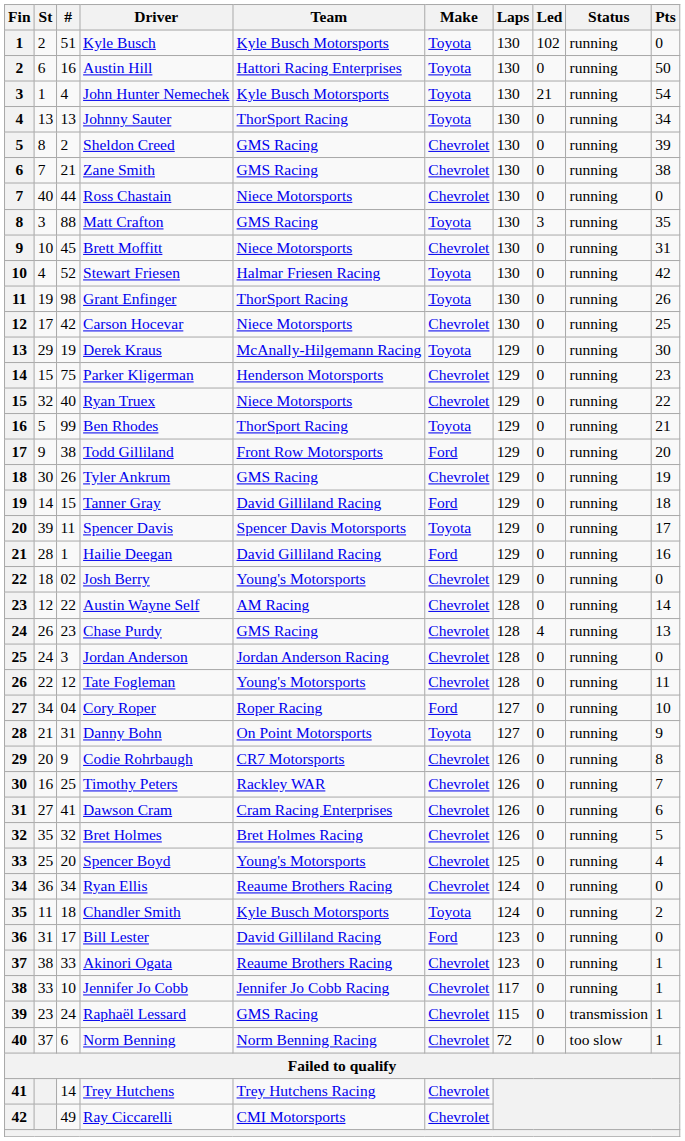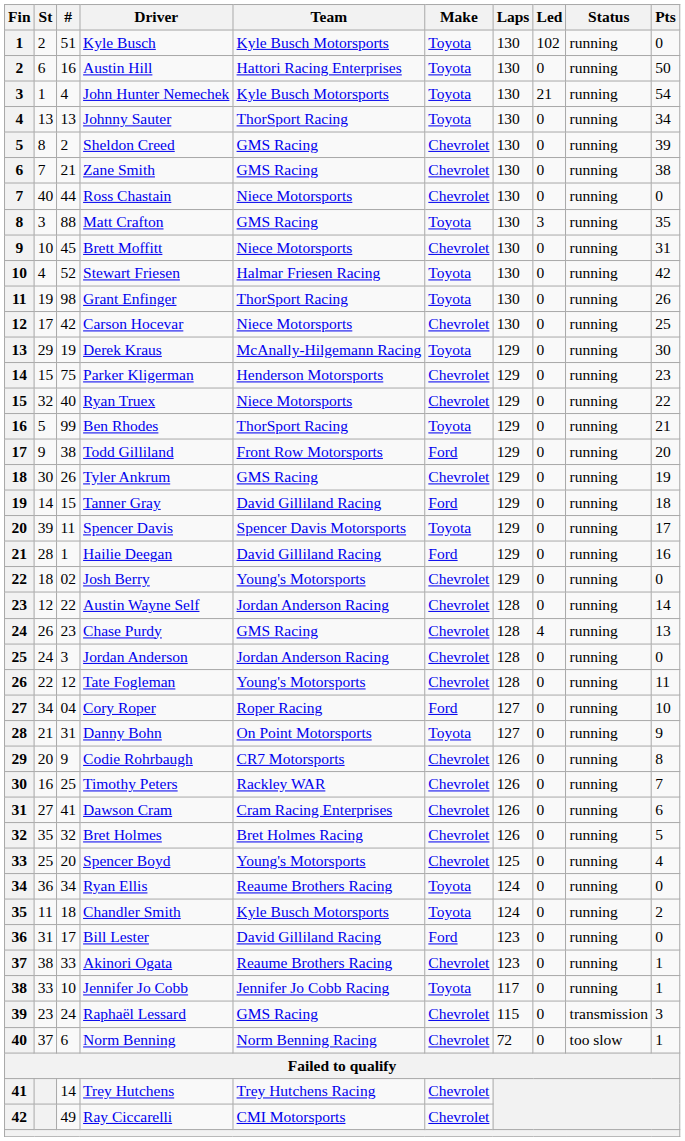(273, 605) AM Racing -> (313, 605) Jordan Anderson Racing
(459, 886) Chevrolet -> (450, 886) Toyota
(459, 988) Chevrolet -> (450, 988) Toyota
(659, 1014) 1 -> (659, 1014) 3
